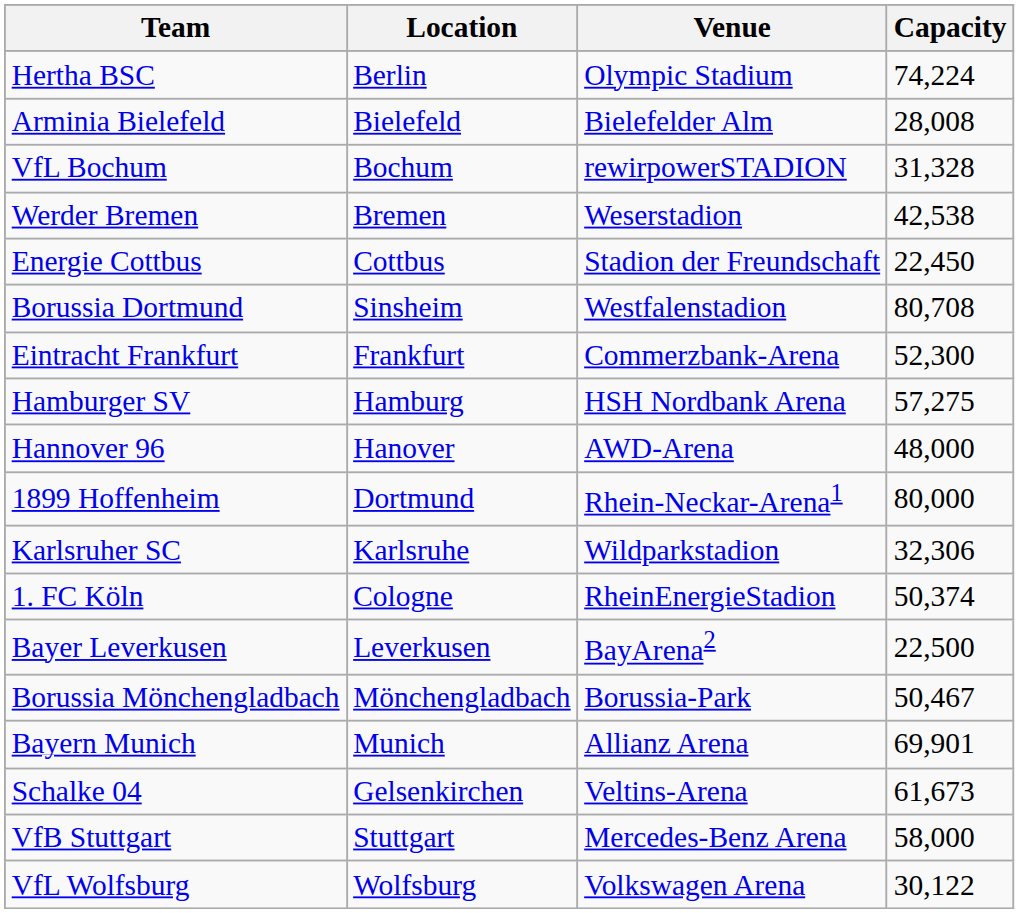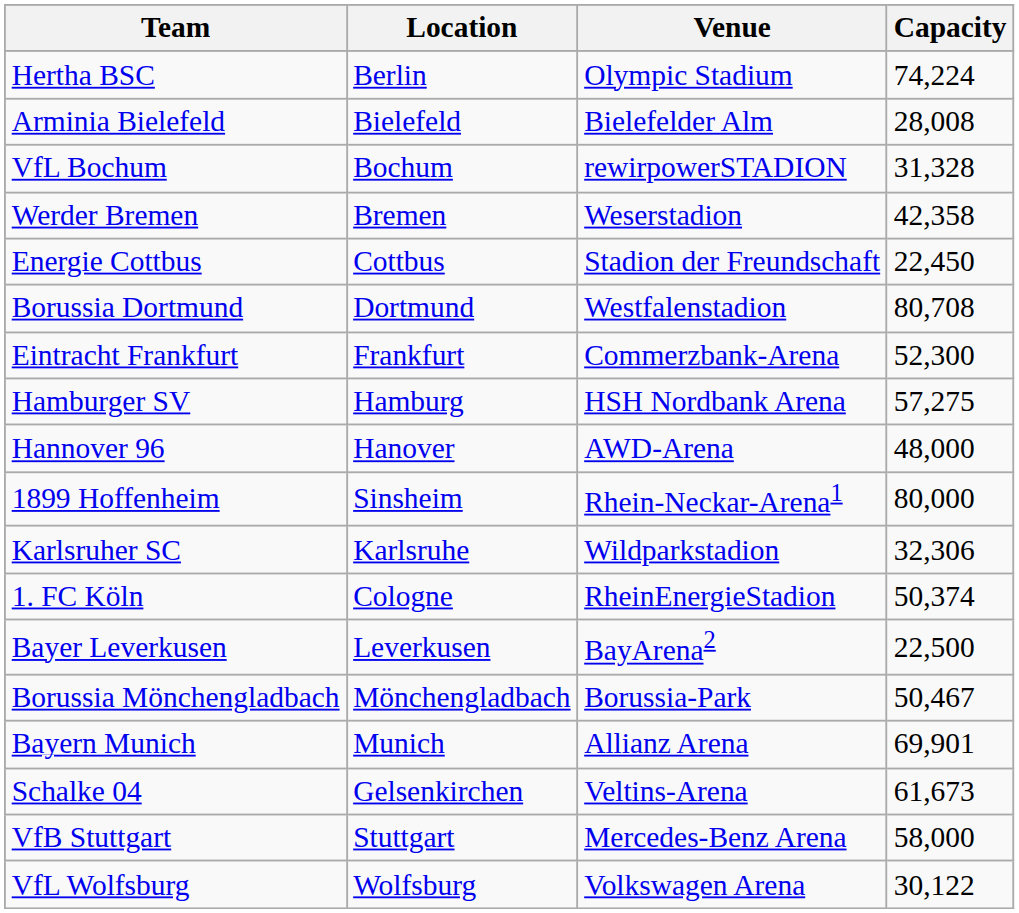(934, 214) 42,538 -> (934, 214) 42,358
(408, 307) Sinsheim -> (414, 307) Dortmund
(414, 498) Dortmund -> (408, 498) Sinsheim
